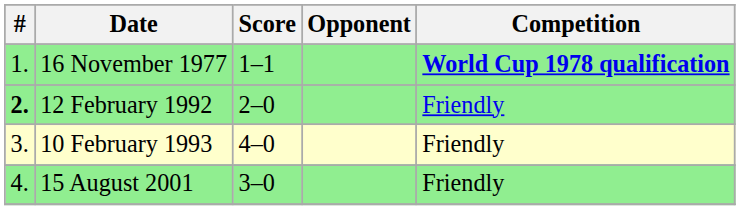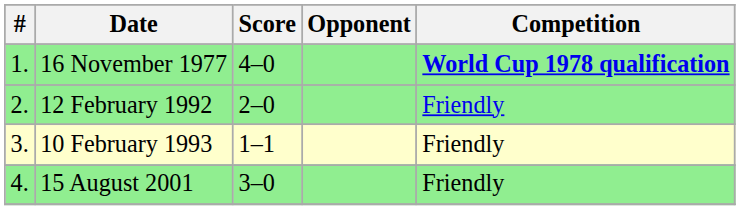(257, 64) 1–1 -> (257, 64) 4–0
(20, 103) bold -> (20, 103) normal
(257, 143) 4–0 -> (257, 143) 1–1
